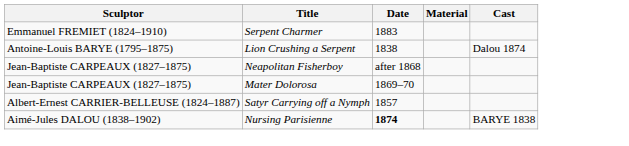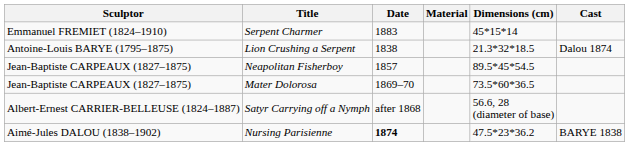+ column: (513, 13)
(398, 66) after 1868 -> (386, 66) 1857
(386, 102) 1857 -> (398, 108) after 1868
